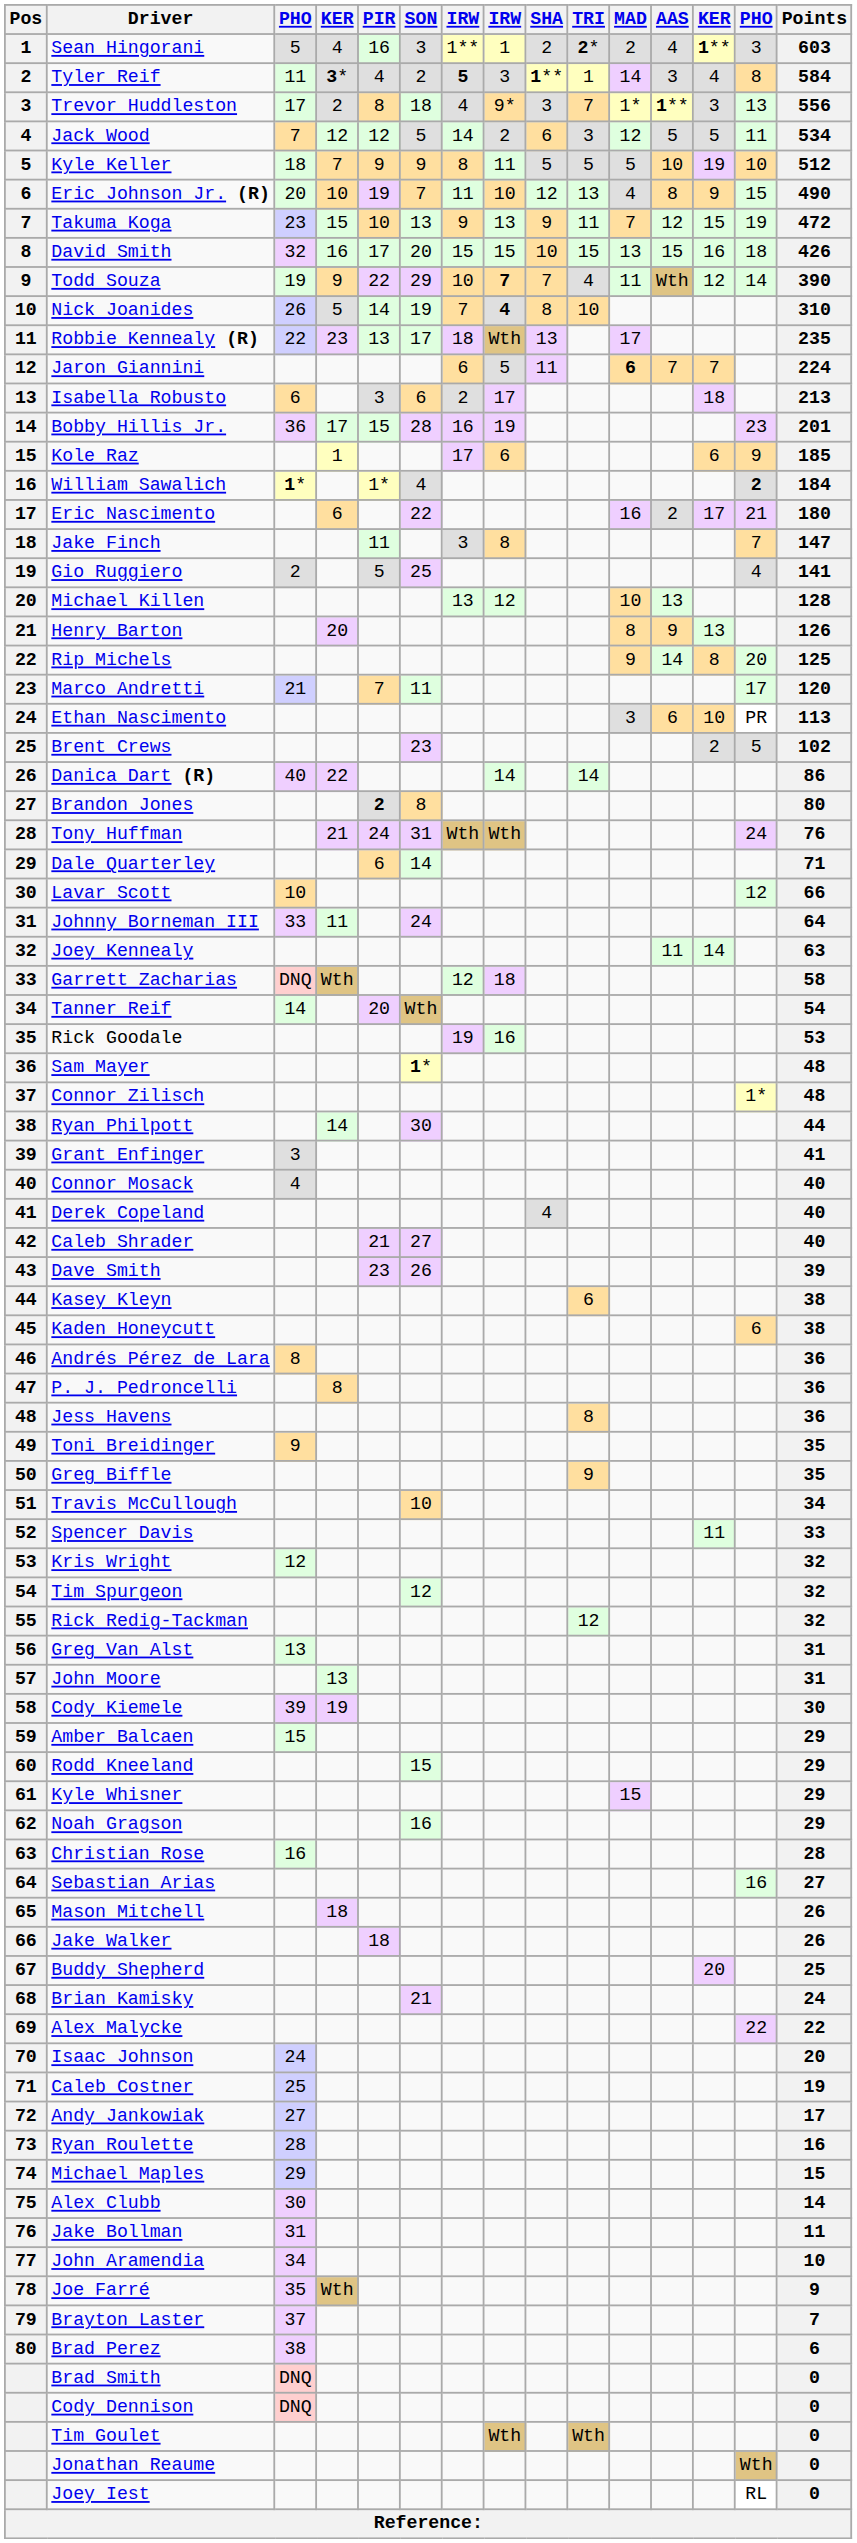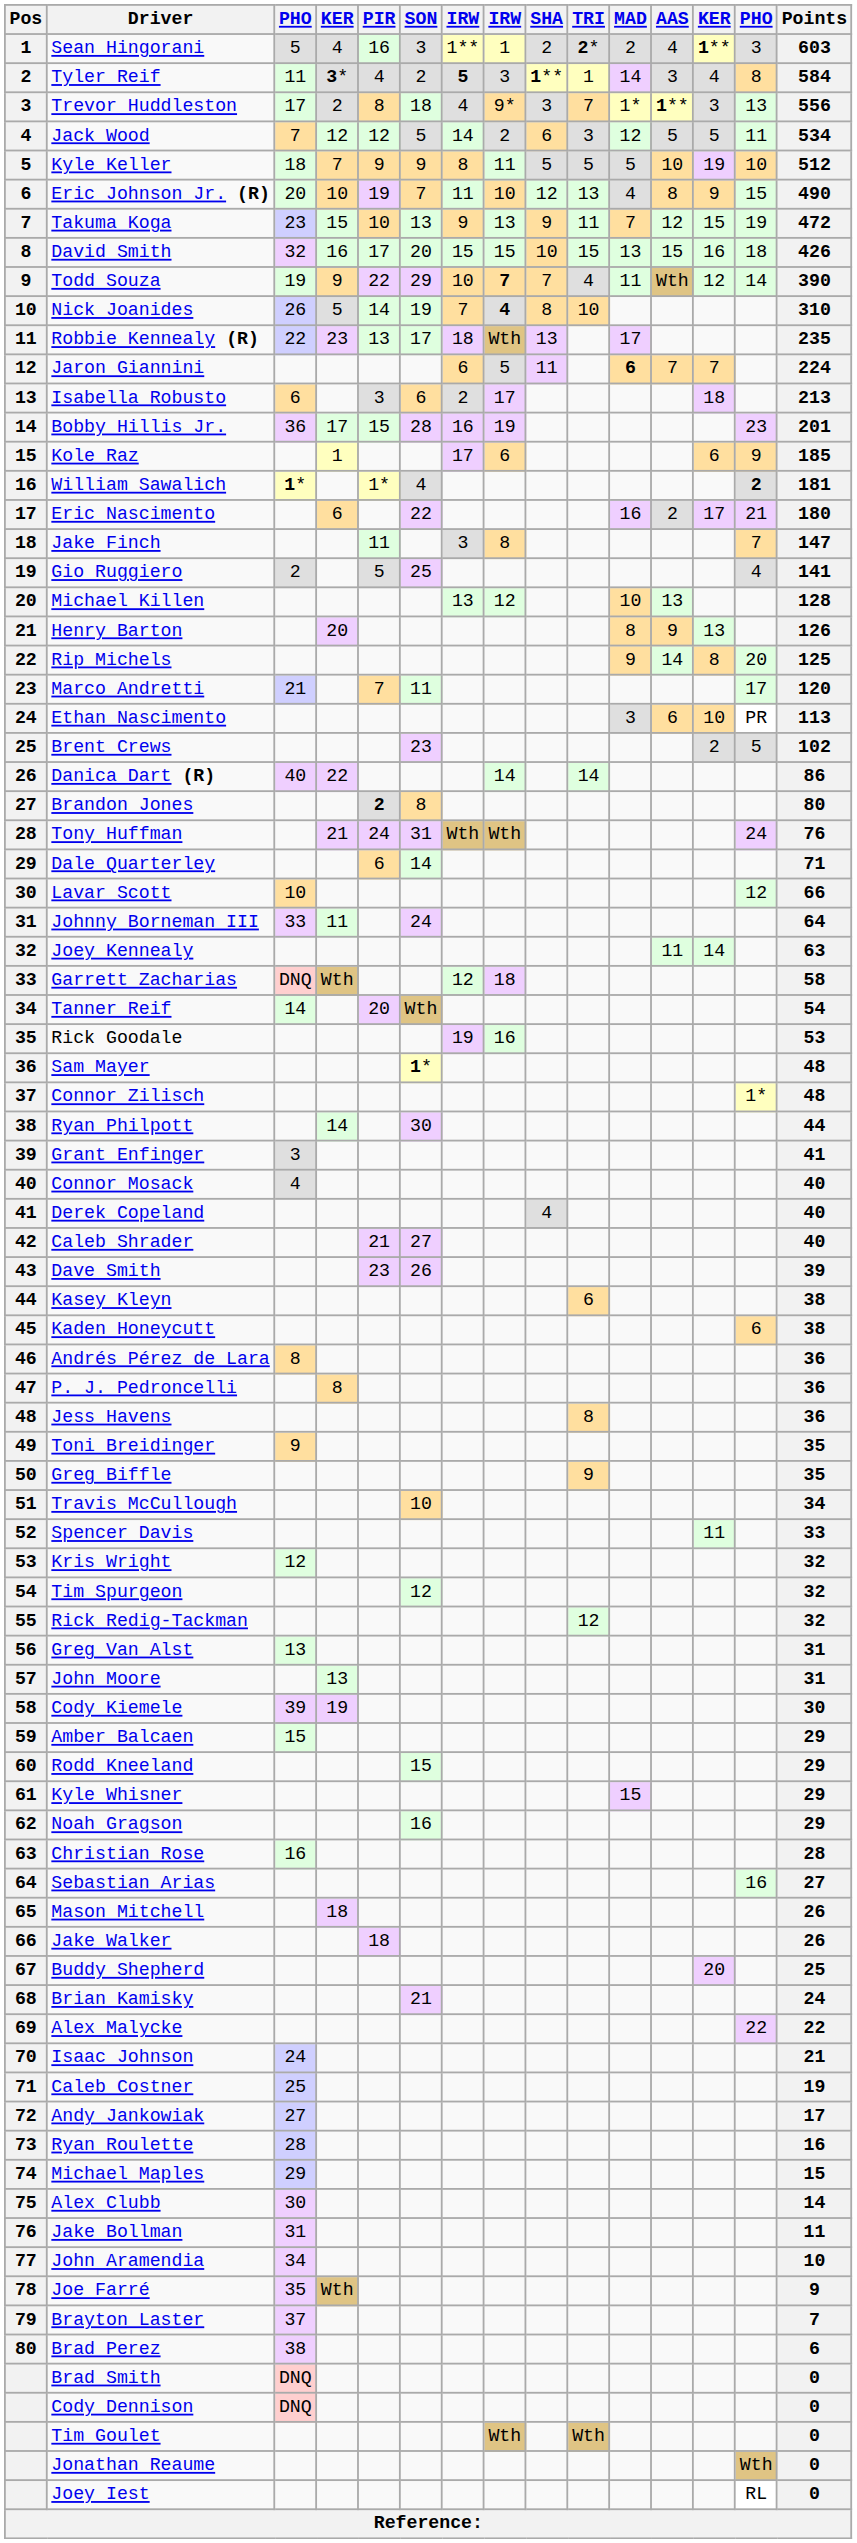(814, 485) 184 -> (814, 485) 181
(814, 2058) 20 -> (814, 2058) 21
